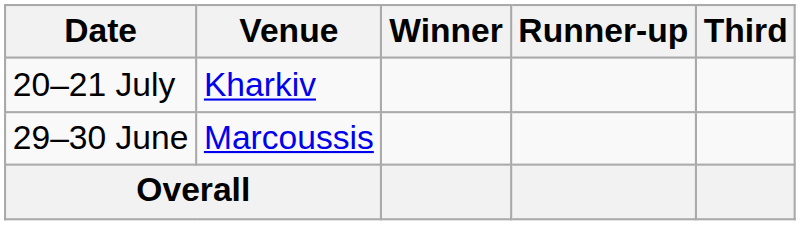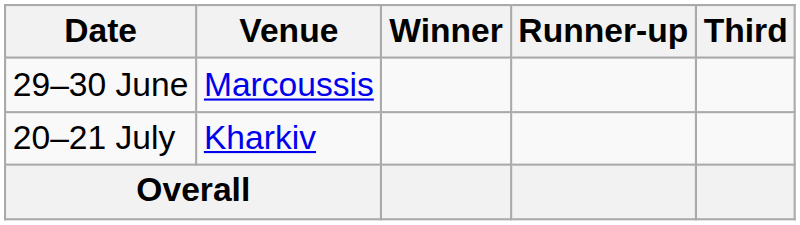rows swapped: (101, 137) <-> (94, 84)
